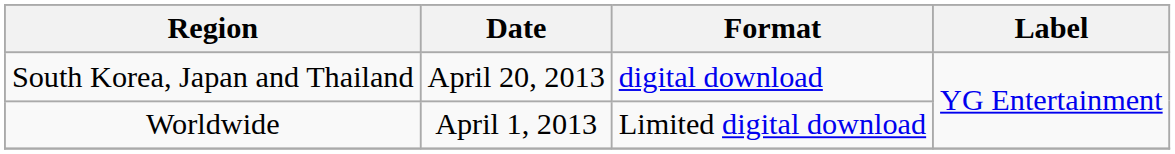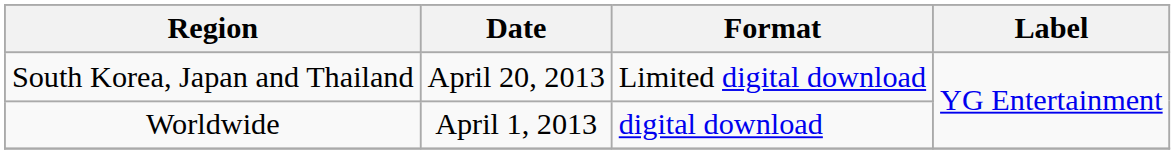(721, 76) digital download -> (772, 76) Limited digital download
(772, 124) Limited digital download -> (721, 124) digital download
